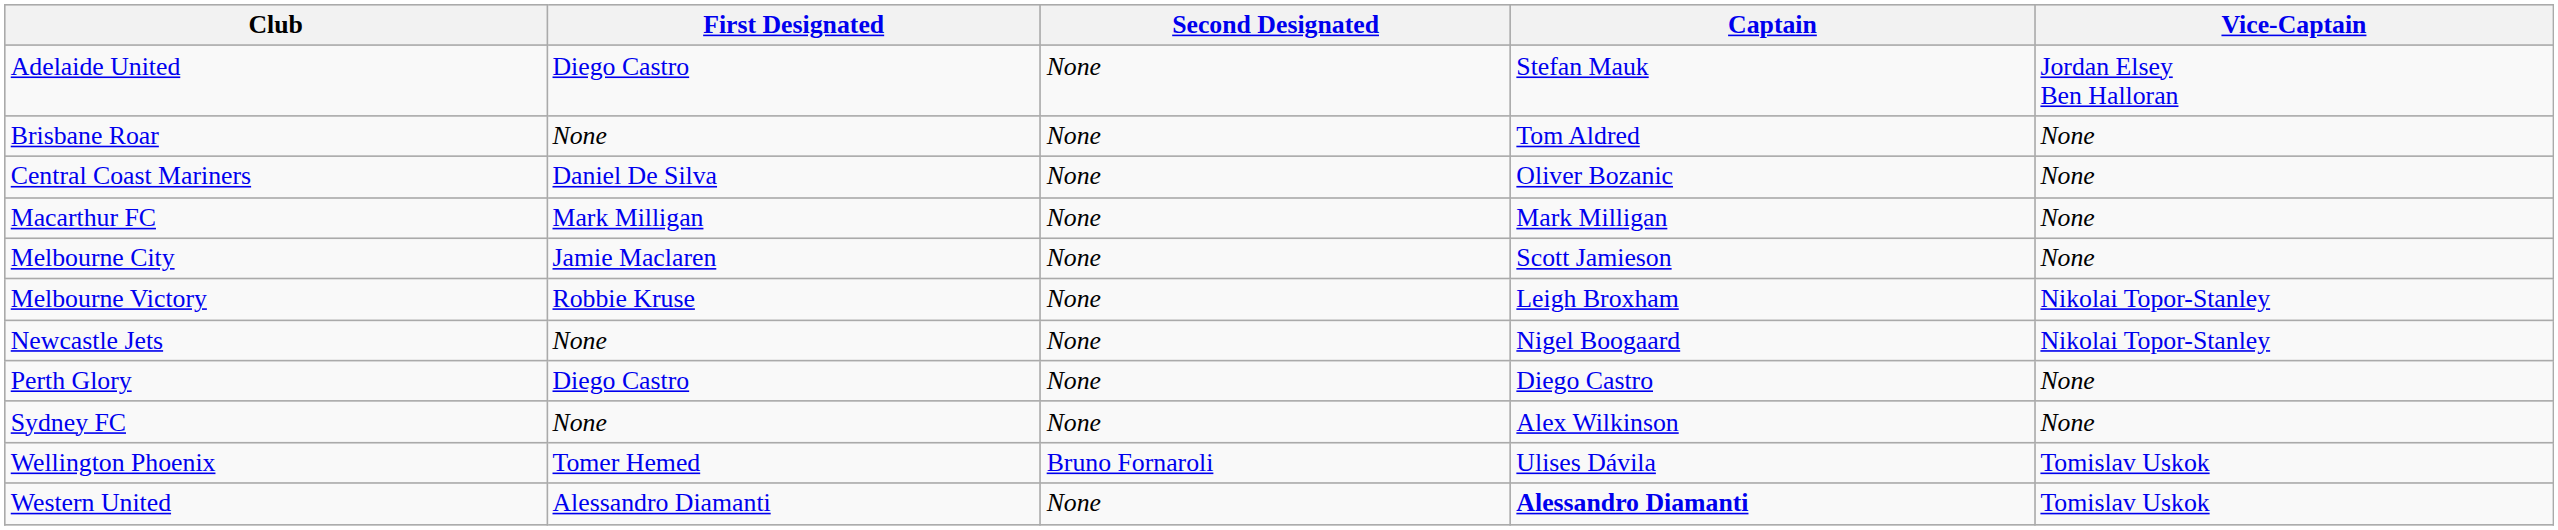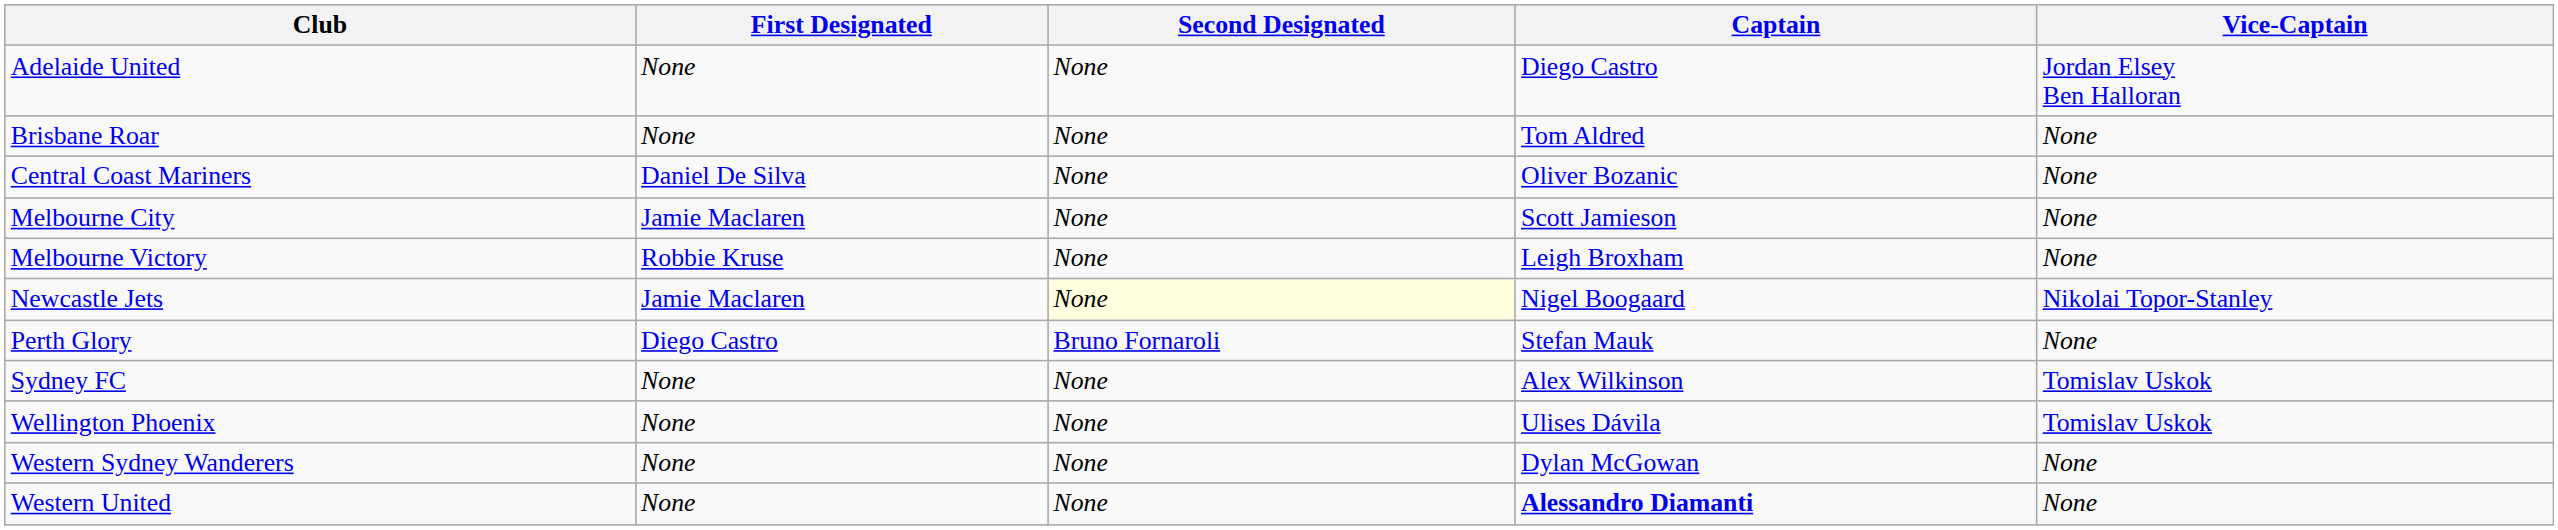(621, 65) Diego Castro -> (668, 65) None
(1583, 65) Stefan Mauk -> (1589, 65) Diego Castro
- row: (83, 217)
(2155, 299) Nikolai Topor-Stanley -> (2070, 258) None
(580, 339) None -> (723, 299) Jamie Maclaren
(1074, 339) no background -> (1081, 299) lightyellow background
(1074, 380) None -> (1137, 339) Bruno Fornaroli
(1585, 380) Diego Castro -> (1587, 339) Stefan Mauk
(2068, 421) None -> (2127, 380) Tomislav Uskok
(626, 462) Tomer Hemed -> (668, 421) None
(1130, 462) Bruno Fornaroli -> (1081, 421) None
+ row: (152, 462)
(662, 503) Alessandro Diamanti -> (668, 503) None
(2125, 503) Tomislav Uskok -> (2070, 503) None
